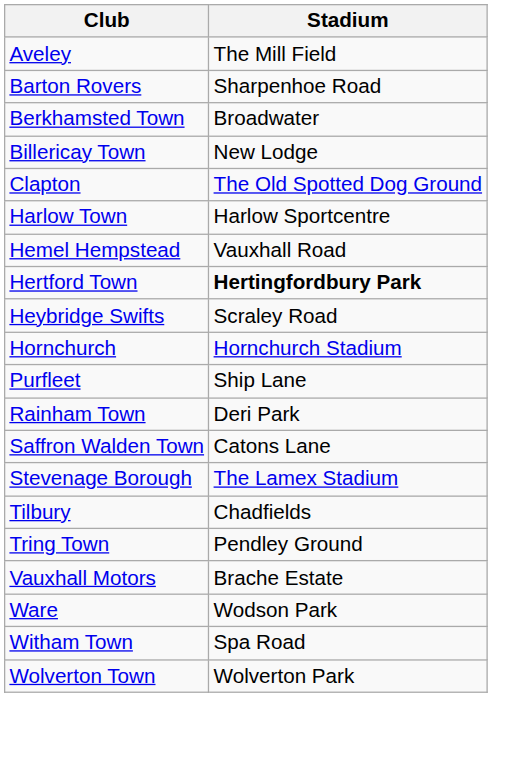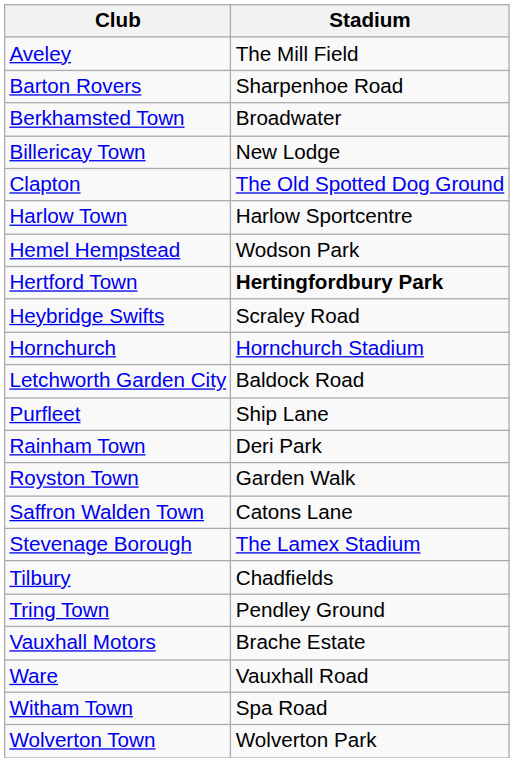(280, 250) Vauxhall Road -> (297, 250) Wodson Park
+ row: (118, 380)
+ row: (74, 479)
(275, 610) Wodson Park -> (302, 675) Vauxhall Road
